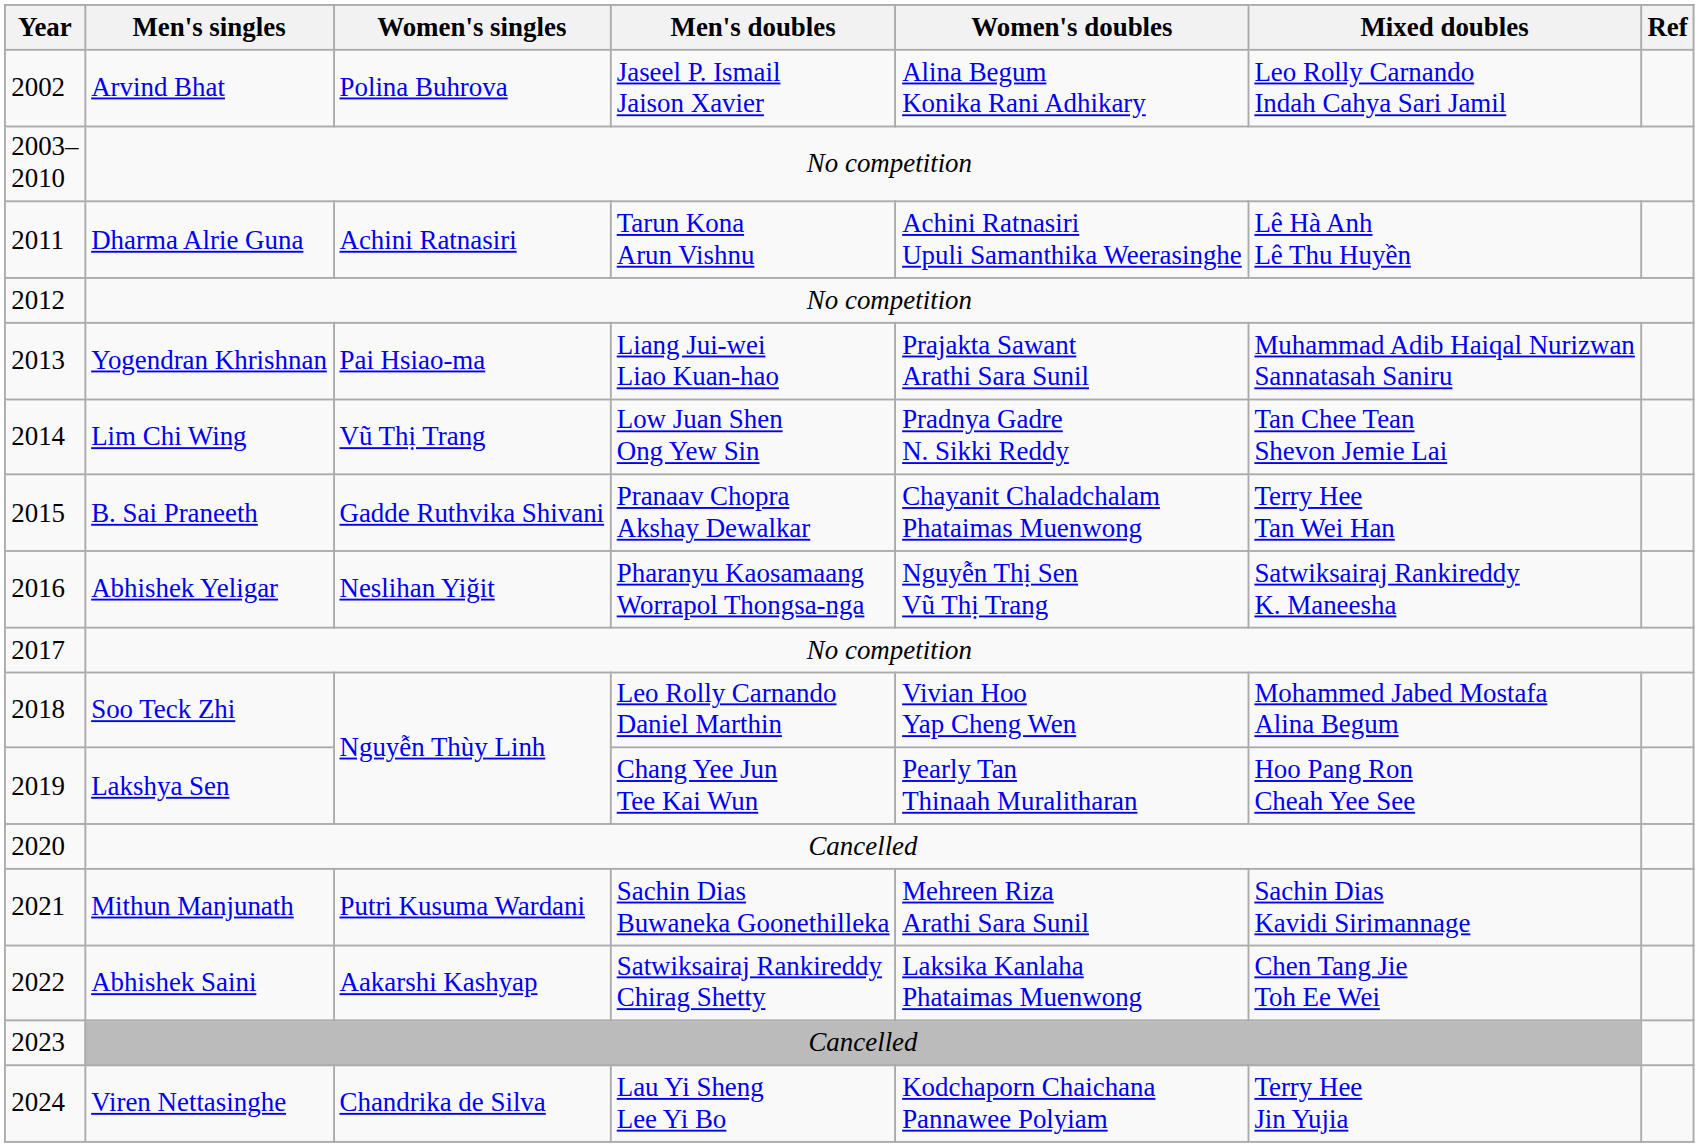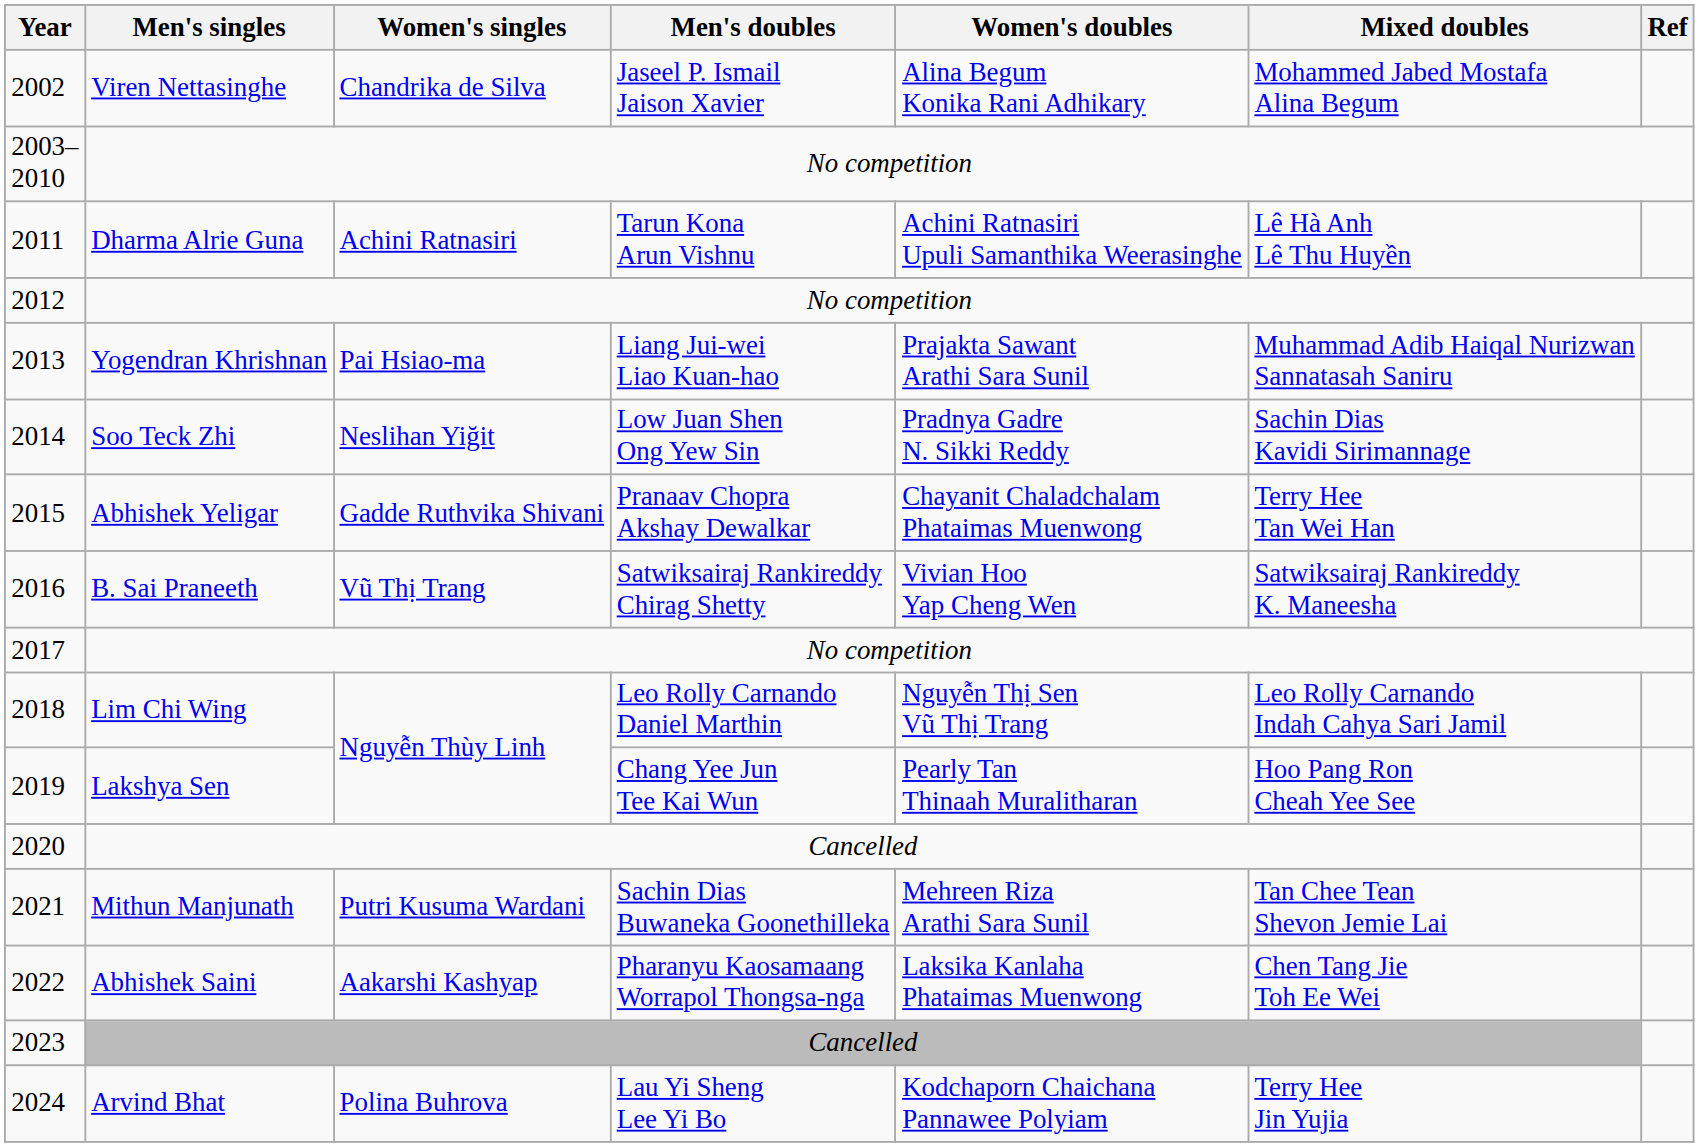(158, 87) Arvind Bhat -> (189, 87) Viren Nettasinghe
(424, 87) Polina Buhrova -> (443, 87) Chandrika de Silva
(1380, 87) Leo Rolly Carnando Indah Cahya Sari Jamil -> (1401, 87) Mohammed Jabed Mostafa Alina Begum
(169, 436) Lim Chi Wing -> (163, 436) Soo Teck Zhi
(413, 436) Vũ Thị Trang -> (417, 436) Neslihan Yiğit
(1351, 436) Tan Chee Tean Shevon Jemie Lai -> (1362, 436) Sachin Dias Kavidi Sirimannage
(175, 512) B. Sai Praneeth -> (185, 512) Abhishek Yeligar
(185, 589) Abhishek Yeligar -> (175, 589) B. Sai Praneeth
(417, 589) Neslihan Yiğit -> (413, 589) Vũ Thị Trang
(741, 589) Pharanyu Kaosamaang Worrapol Thongsa-nga -> (749, 589) Satwiksairaj Rankireddy Chirag Shetty
(990, 589) Nguyễn Thị Sen Vũ Thị Trang -> (989, 589) Vivian Hoo Yap Cheng Wen
(163, 709) Soo Teck Zhi -> (169, 709) Lim Chi Wing
(989, 709) Vivian Hoo Yap Cheng Wen -> (990, 709) Nguyễn Thị Sen Vũ Thị Trang
(1401, 709) Mohammed Jabed Mostafa Alina Begum -> (1380, 709) Leo Rolly Carnando Indah Cahya Sari Jamil
(1362, 906) Sachin Dias Kavidi Sirimannage -> (1351, 906) Tan Chee Tean Shevon Jemie Lai
(749, 982) Satwiksairaj Rankireddy Chirag Shetty -> (741, 982) Pharanyu Kaosamaang Worrapol Thongsa-nga
(189, 1103) Viren Nettasinghe -> (158, 1103) Arvind Bhat
(443, 1103) Chandrika de Silva -> (424, 1103) Polina Buhrova
